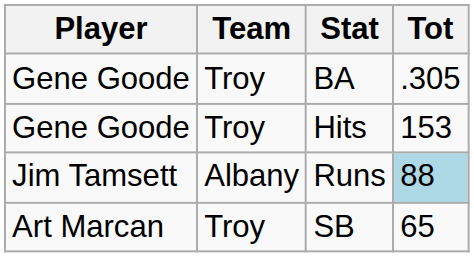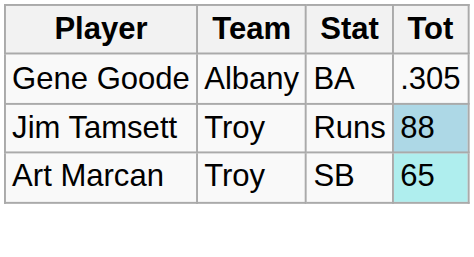(235, 78) Troy -> (252, 78) Albany
- row: (340, 127)
(252, 176) Albany -> (235, 127) Troy
(417, 226) no background -> (417, 176) paleturquoise background
